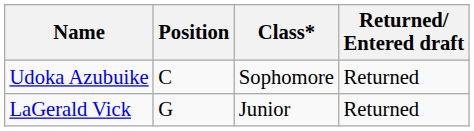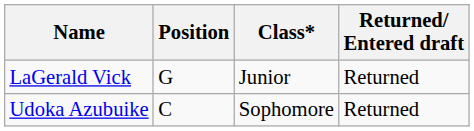rows swapped: (70, 109) <-> (79, 76)
